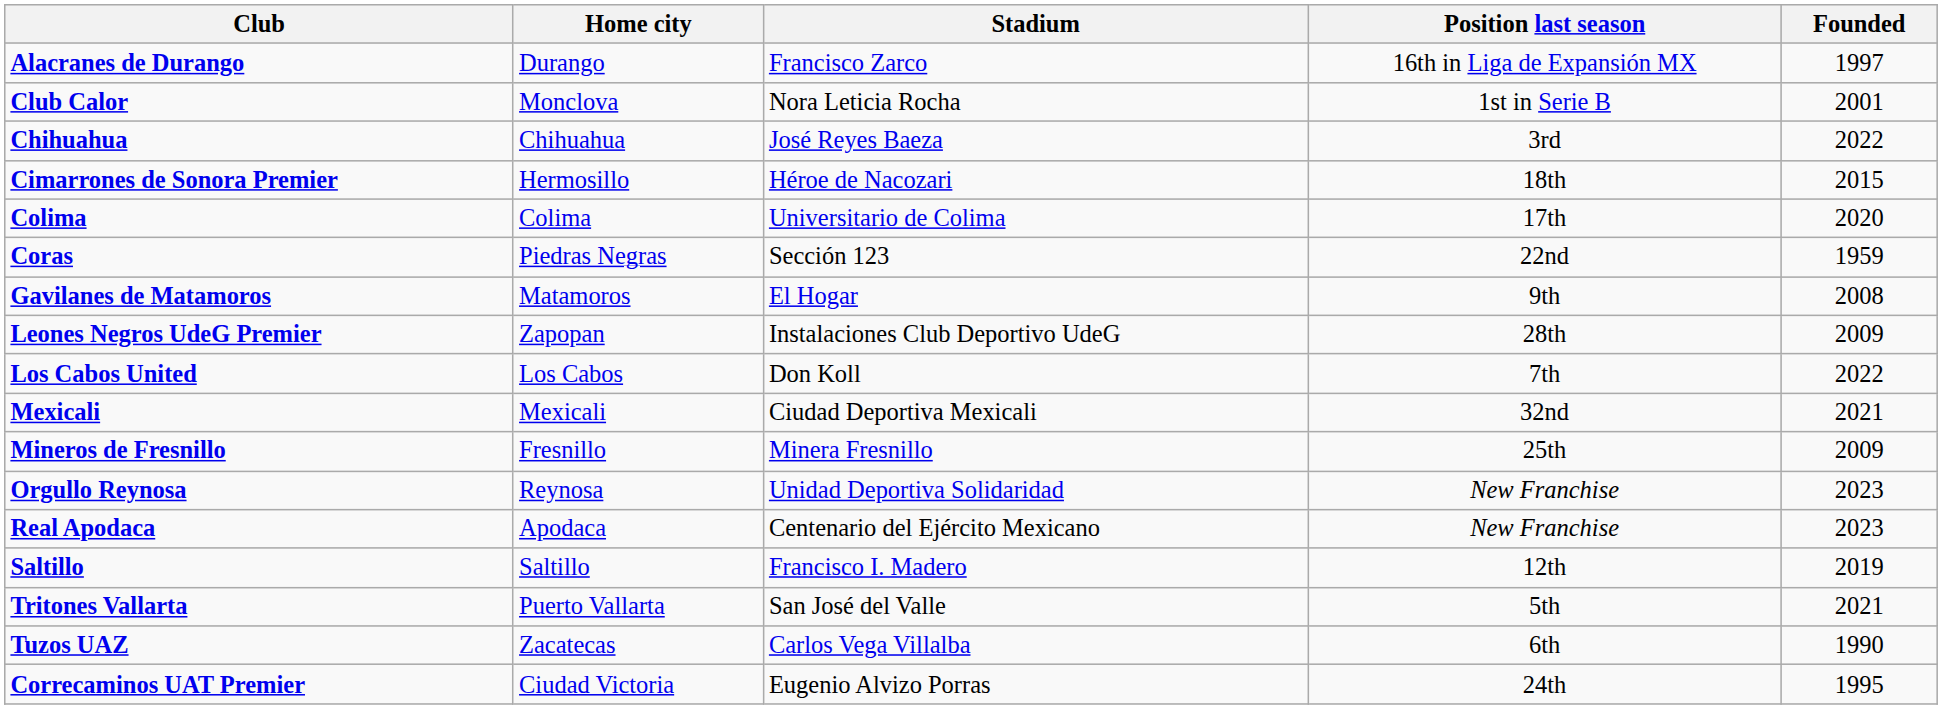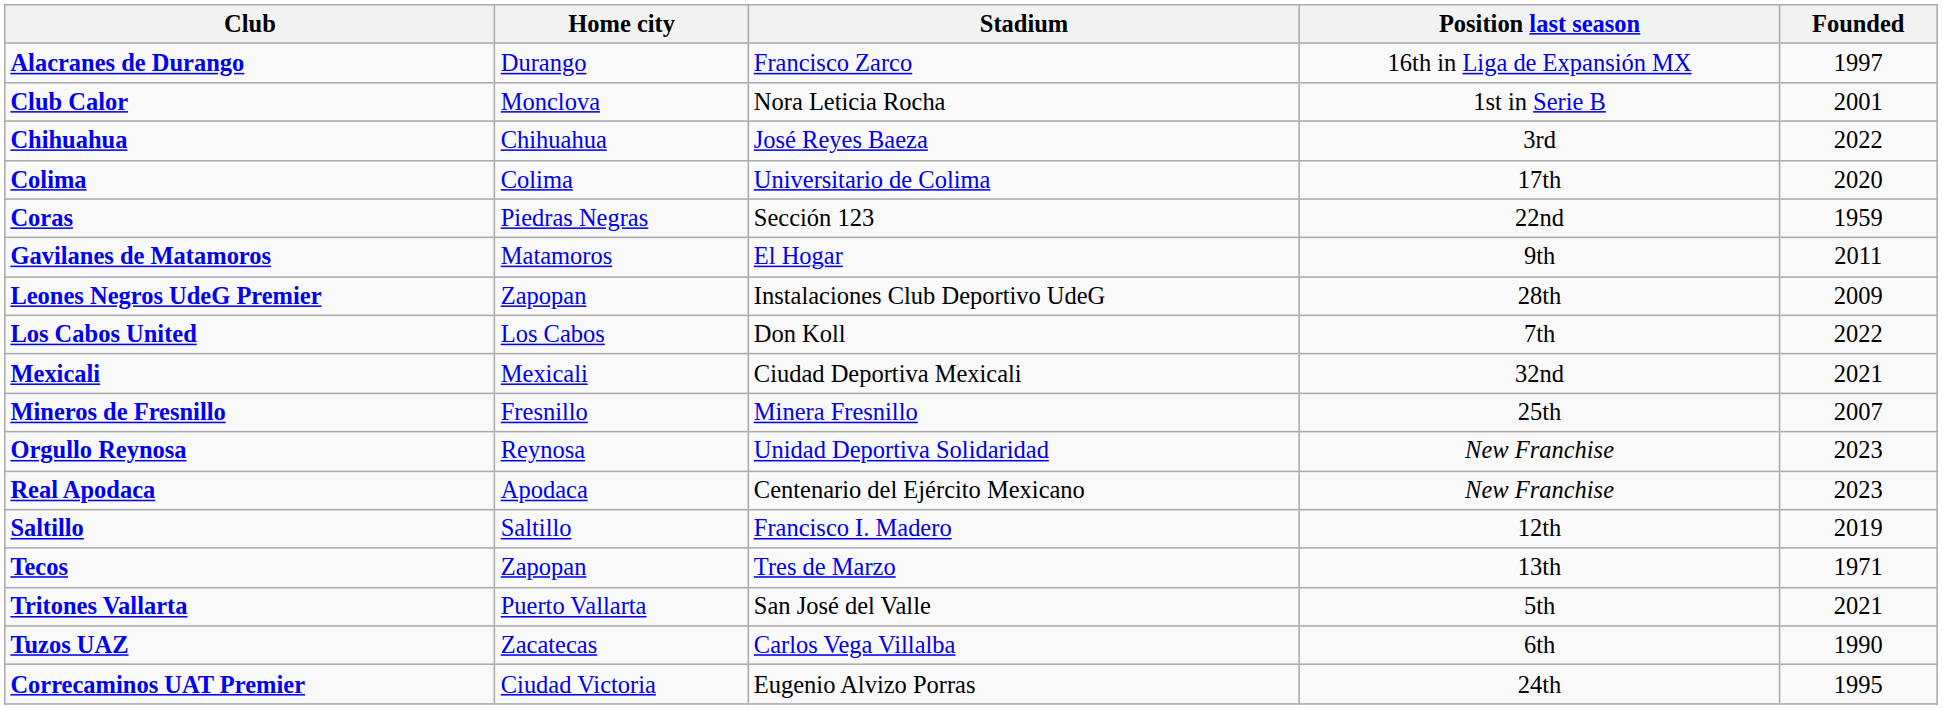- row: (174, 179)
(1859, 295) 2008 -> (1858, 256) 2011
(1859, 450) 2009 -> (1858, 412) 2007
+ row: (39, 567)
